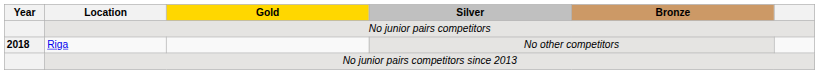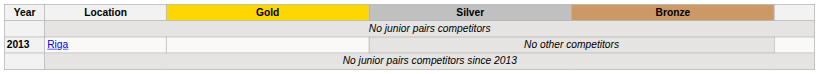(18, 45) 2018 -> (18, 45) 2013
